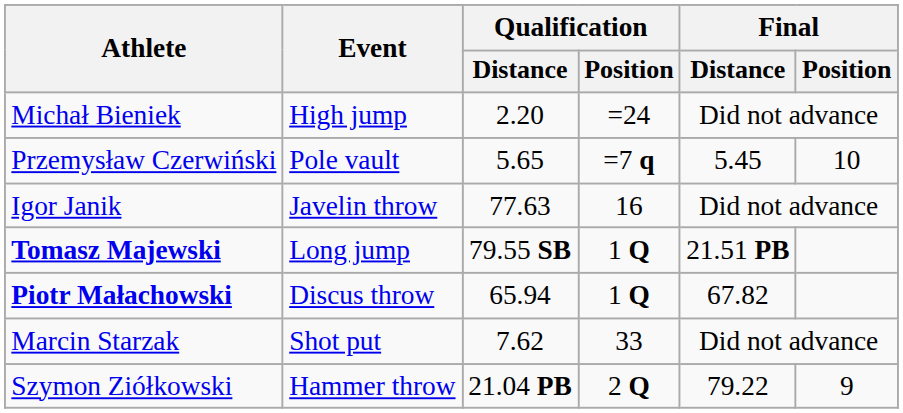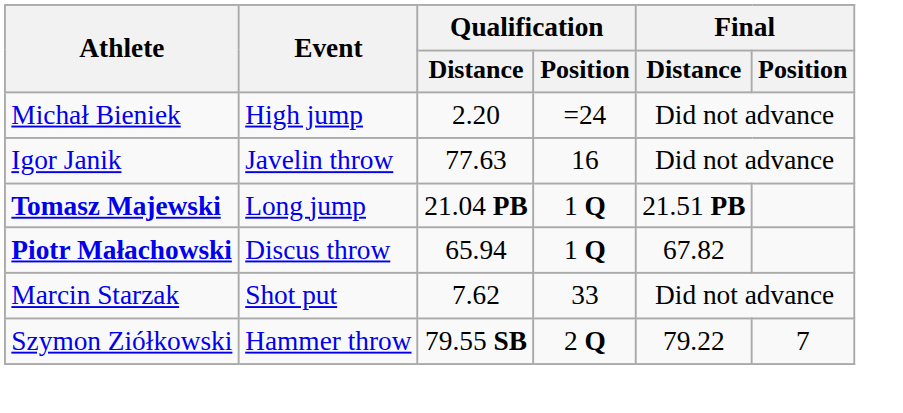- row: (144, 160)
(520, 250) 79.55 SB -> (476, 205) 21.04 PB
(520, 386) 21.04 PB -> (476, 340) 79.55 SB
(847, 386) 9 -> (803, 340) 7
